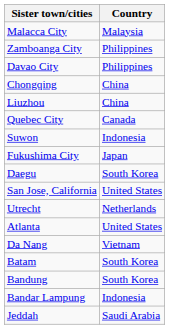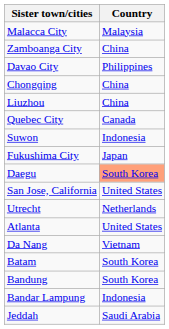(127, 48) Philippines -> (115, 48) China
(130, 173) no background -> (130, 173) lightsalmon background
